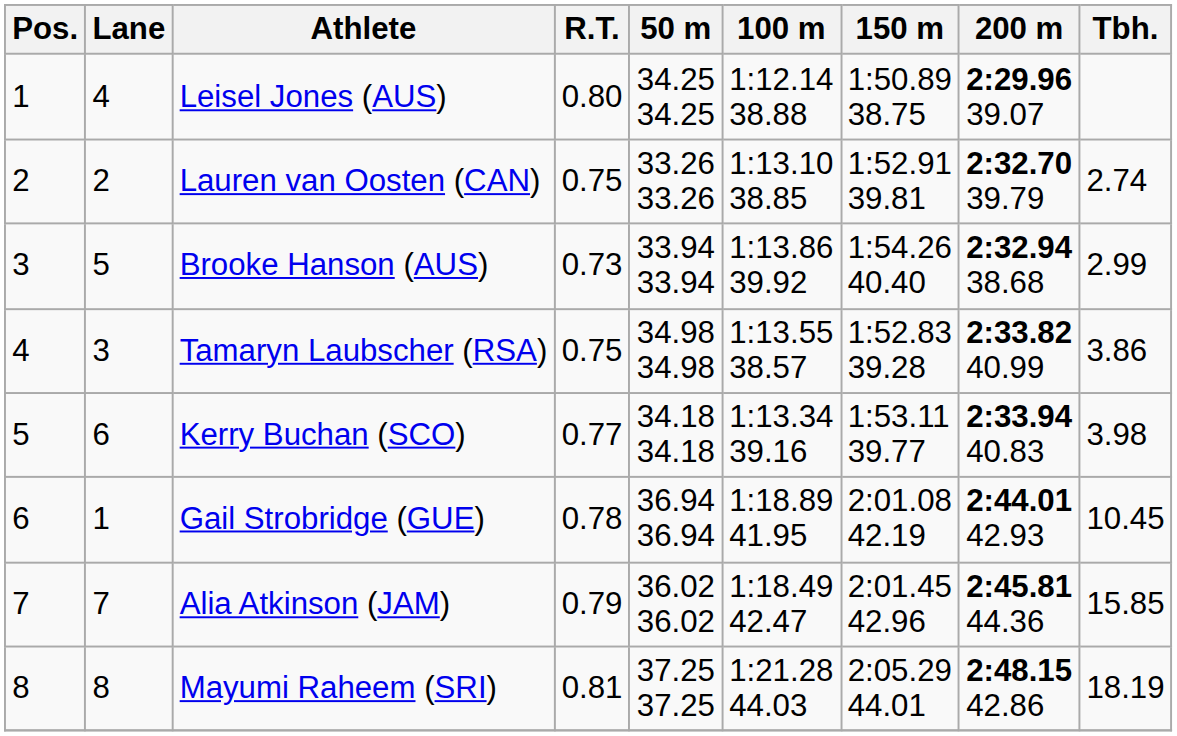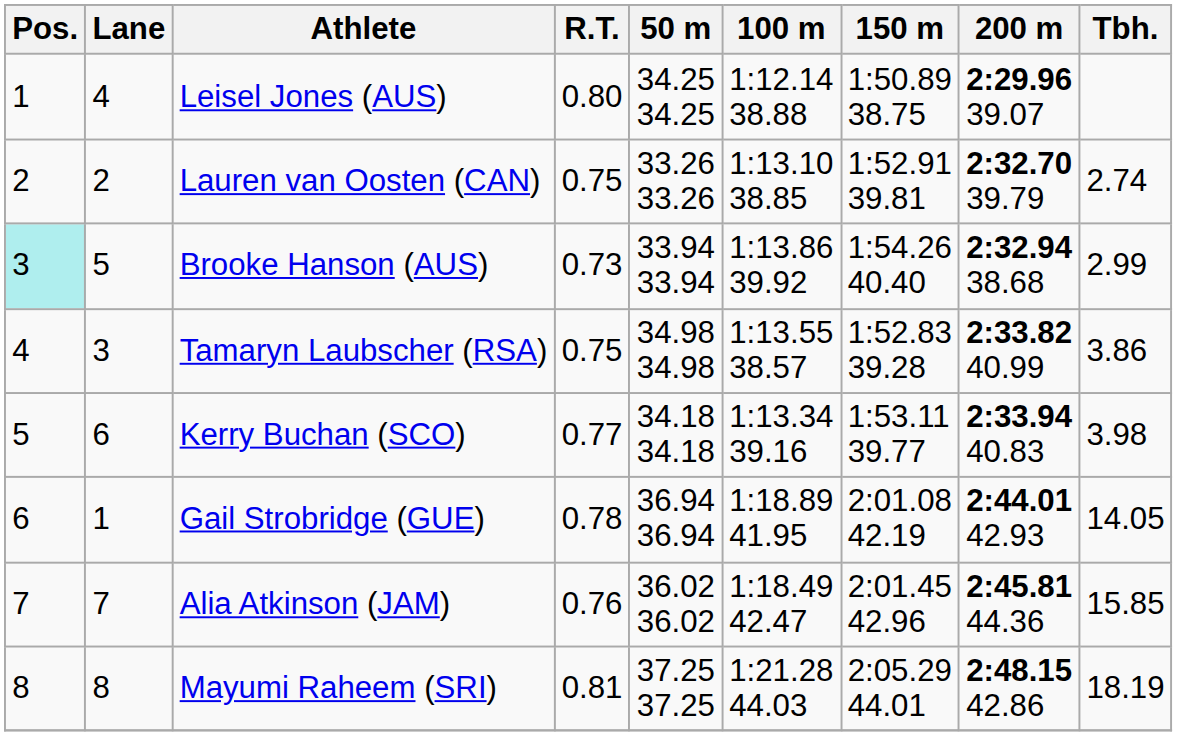(21, 265) no background -> (21, 265) paleturquoise background
(1125, 519) 10.45 -> (1125, 519) 14.05
(592, 603) 0.79 -> (592, 603) 0.76
